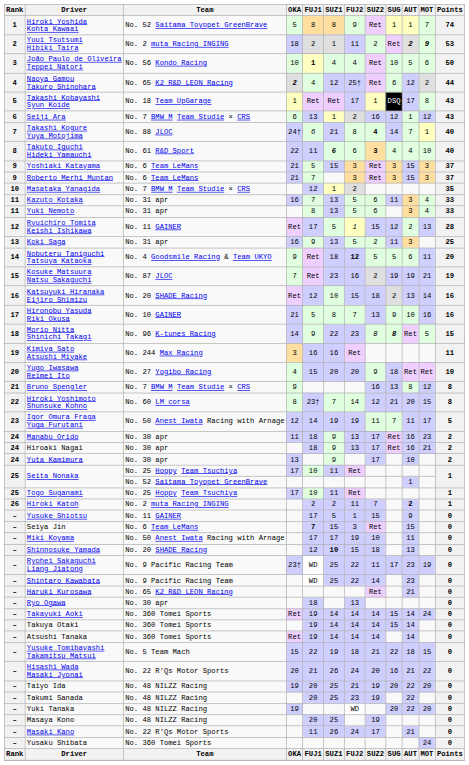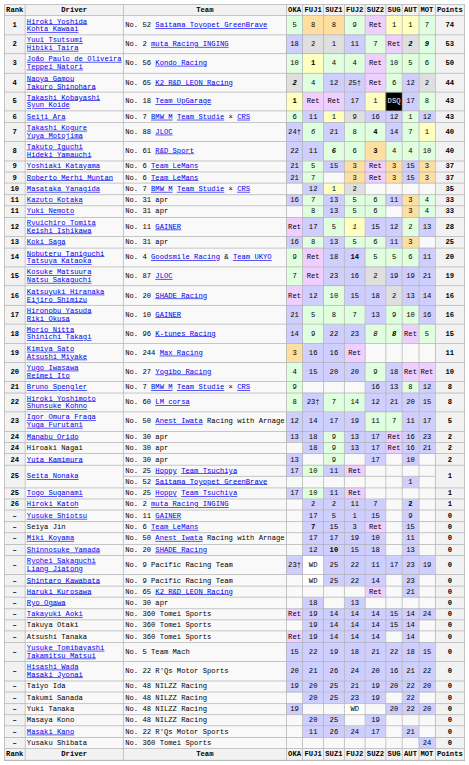(375, 44) 2 -> (375, 44) 7
(295, 102) normal -> (295, 102) bold
(313, 117) 13 -> (313, 117) 11
(355, 117) 2 -> (355, 117) 9
(313, 242) 9 -> (313, 242) 8
(375, 242) 2 -> (375, 242) 6
(355, 257) 12 -> (355, 257) 14
(334, 422) 19 -> (334, 422) 17
(295, 437) 11 -> (295, 437) 13
